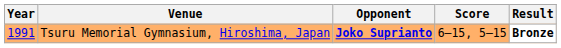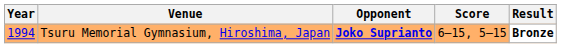(21, 33) 1991 -> (21, 33) 1994
